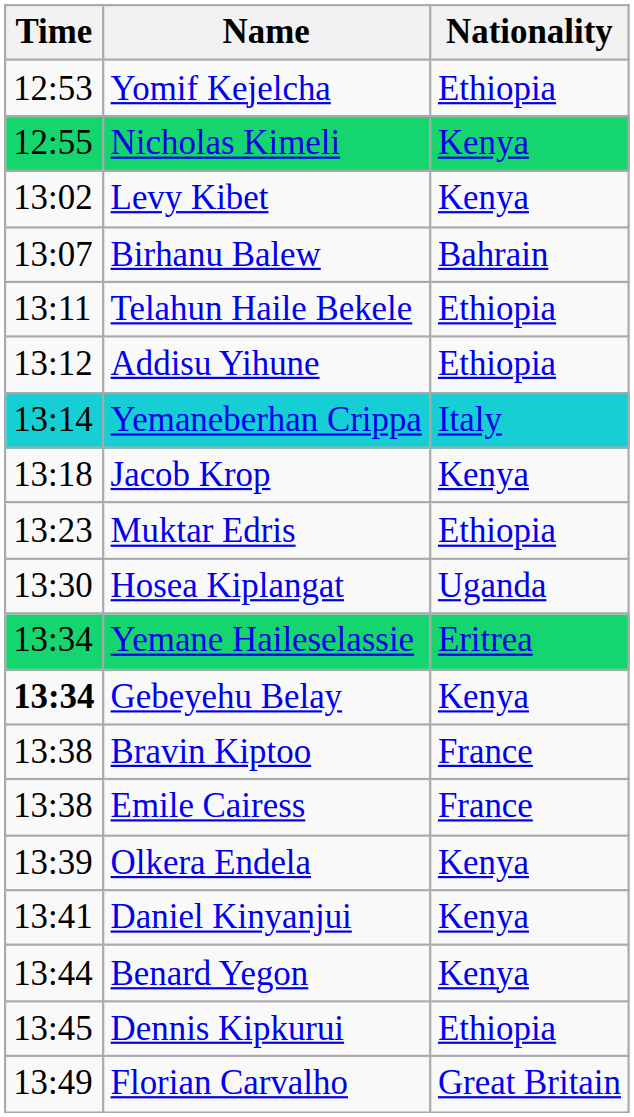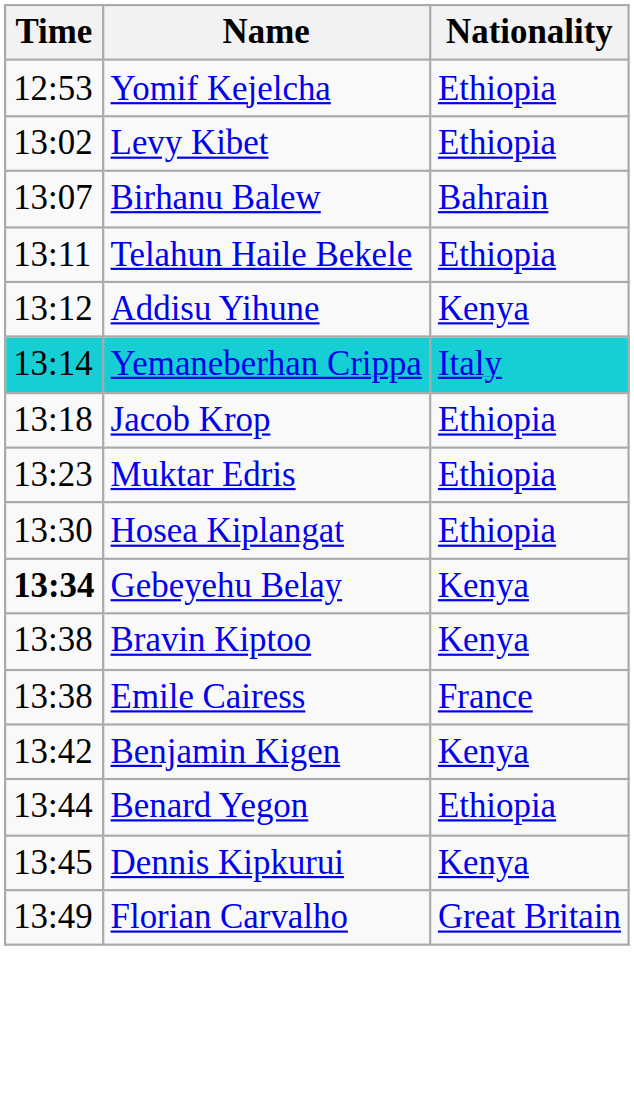- row: (225, 142)
(483, 198) Kenya -> (497, 142) Ethiopia
(497, 364) Ethiopia -> (483, 308) Kenya
(483, 474) Kenya -> (497, 419) Ethiopia
(492, 585) Uganda -> (497, 530) Ethiopia
- row: (262, 640)
(485, 751) France -> (483, 640) Kenya
- row: (211, 861)
- row: (231, 917)
+ row: (225, 751)
(483, 972) Kenya -> (497, 806) Ethiopia
(497, 1027) Ethiopia -> (483, 861) Kenya
